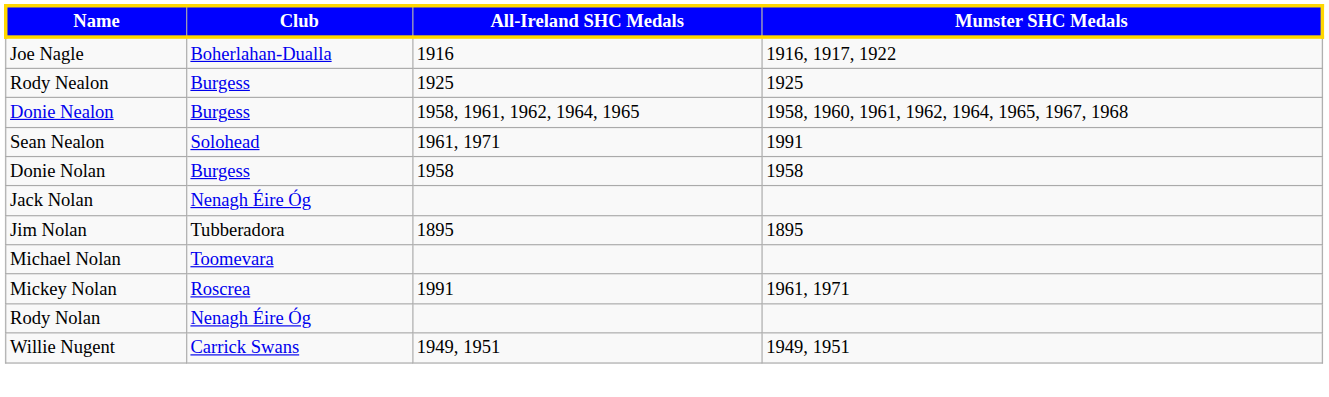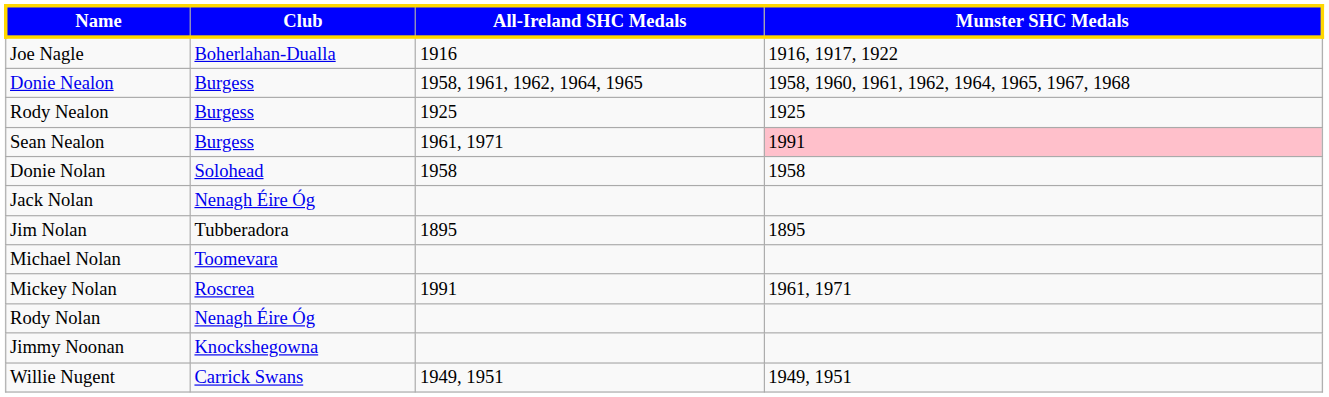rows swapped: (62, 112) <-> (59, 82)
(225, 141) Solohead -> (224, 141) Burgess
(785, 141) no background -> (787, 141) pink background
(220, 171) Burgess -> (229, 171) Solohead
+ row: (67, 347)
